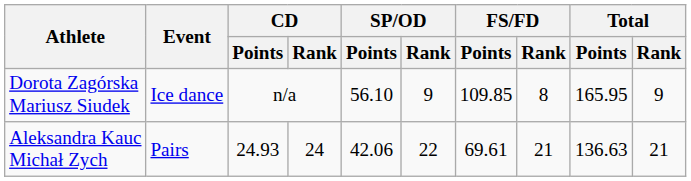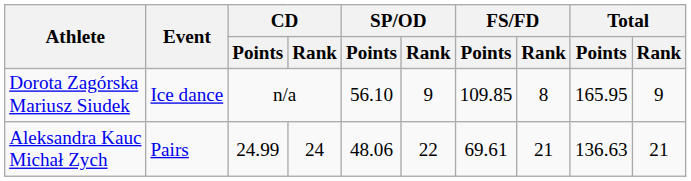(258, 149) 24.93 -> (258, 149) 24.99
(371, 149) 42.06 -> (371, 149) 48.06
